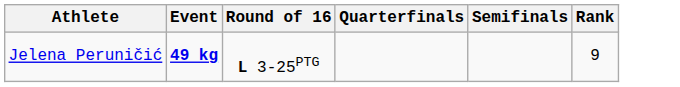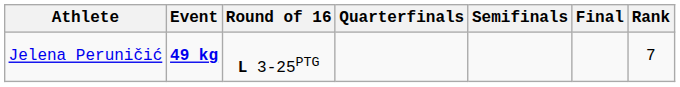+ column: (600, 18)
(595, 56) 9 -> (651, 56) 7
